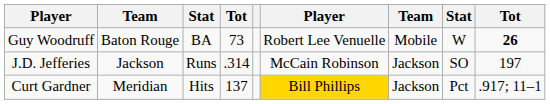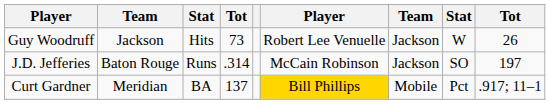(140, 39) Baton Rouge -> (140, 39) Jackson
(201, 39) BA -> (201, 39) Hits
(416, 39) Mobile -> (416, 39) Jackson
(510, 39) bold -> (510, 39) normal
(140, 63) Jackson -> (140, 63) Baton Rouge
(201, 87) Hits -> (201, 87) BA
(416, 87) Jackson -> (416, 87) Mobile
